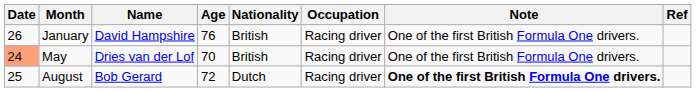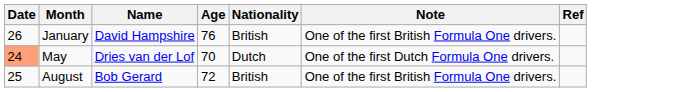- column: (343, 14)
(250, 56) British -> (249, 56) Dutch
(514, 56) One of the first British Formula One drivers. -> (429, 56) One of the first Dutch Formula One drivers.
(249, 76) Dutch -> (250, 76) British
(524, 76) bold -> (431, 76) normal
